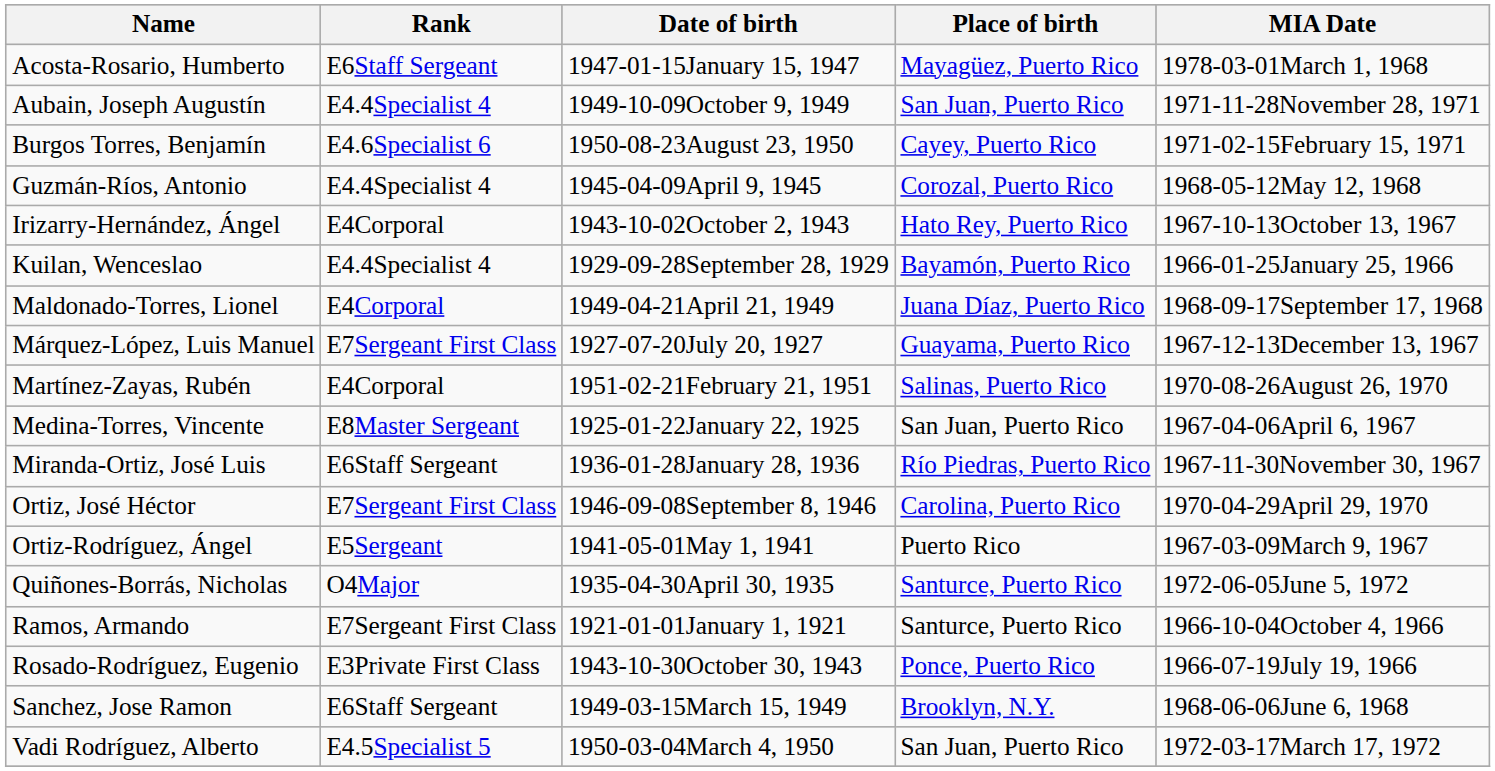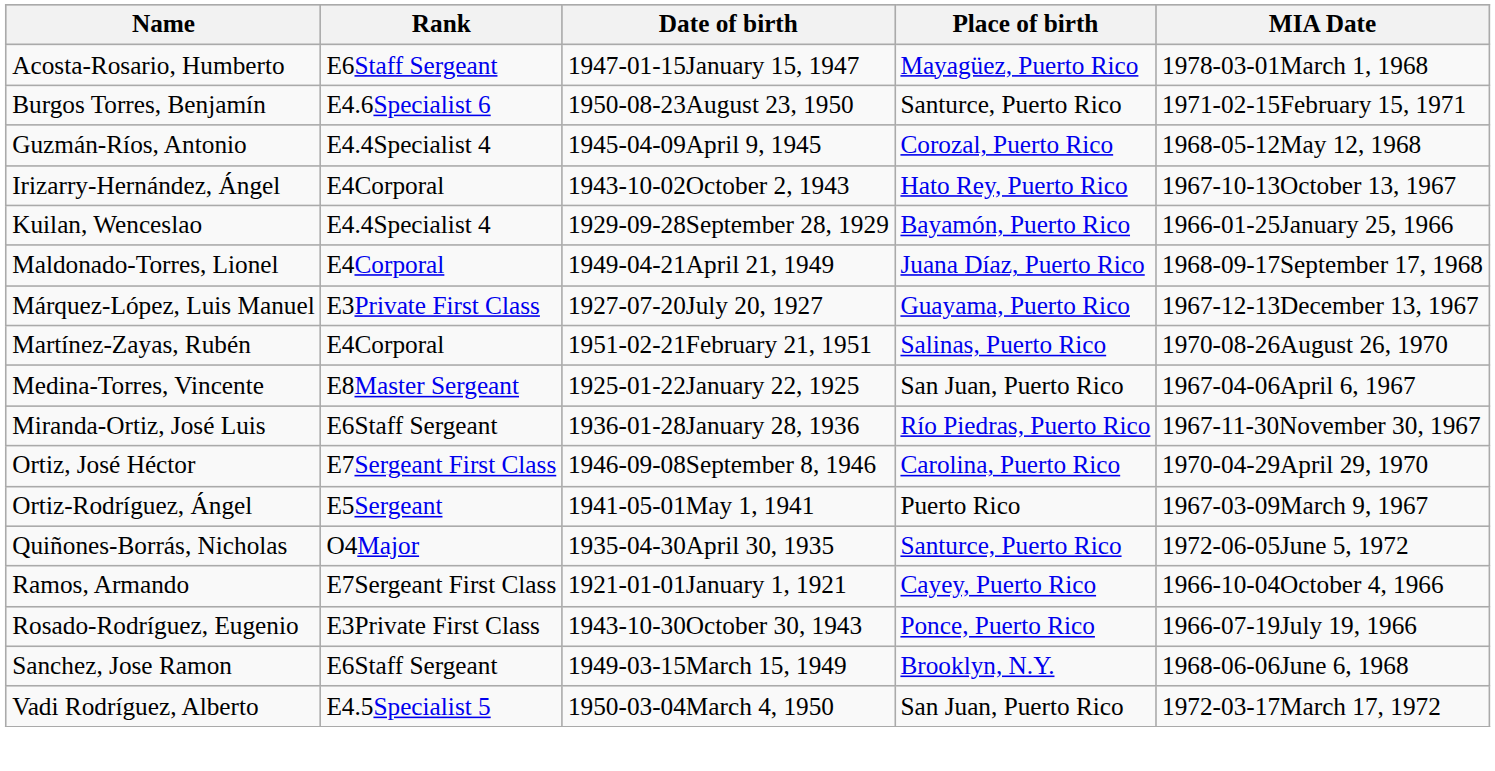- row: (139, 104)
(998, 144) Cayey, Puerto Rico -> (1011, 104) Santurce, Puerto Rico
(441, 345) E7Sergeant First Class -> (433, 305) E3Private First Class
(1011, 625) Santurce, Puerto Rico -> (998, 585) Cayey, Puerto Rico
